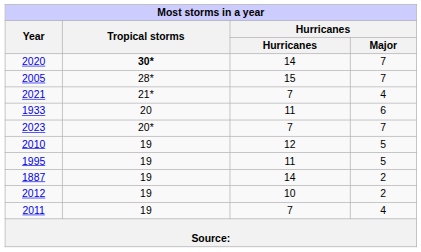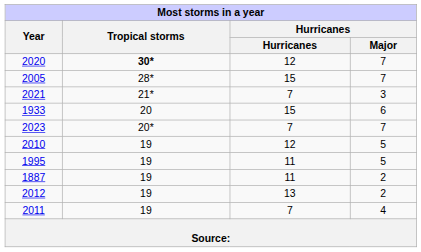(290, 62) 14 -> (290, 62) 12
(383, 95) 4 -> (383, 95) 3
(290, 111) 11 -> (290, 111) 15
(290, 177) 14 -> (290, 177) 11
(290, 194) 10 -> (290, 194) 13
